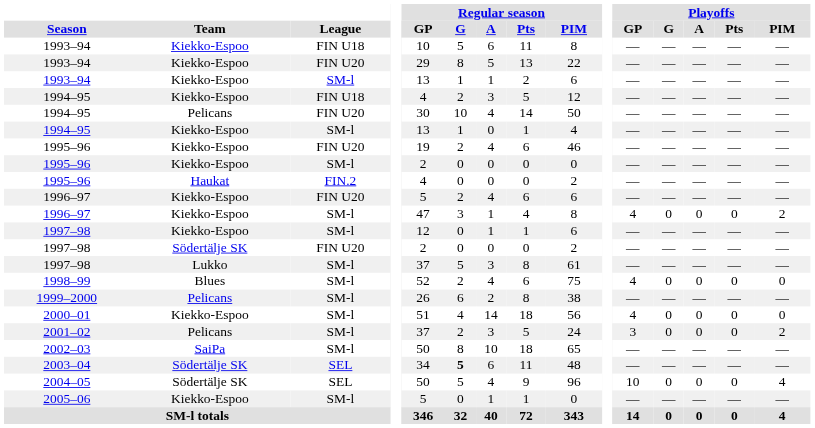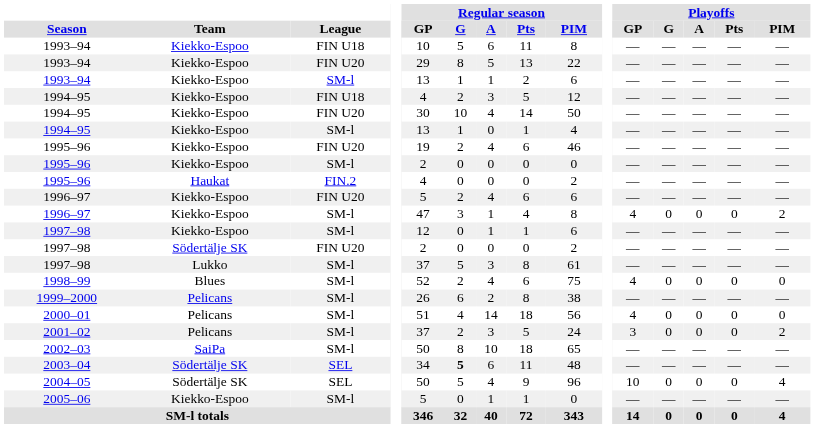(210, 113) Pelicans -> (210, 113) Kiekko-Espoo
(210, 314) Kiekko-Espoo -> (210, 314) Pelicans
